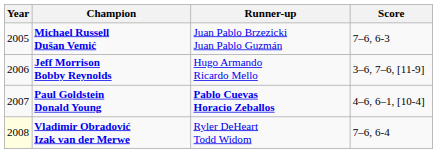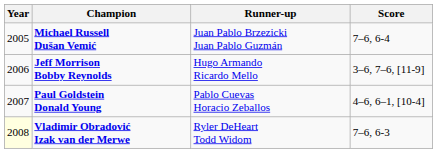(371, 38) 7–6, 6-3 -> (371, 38) 7–6, 6-4
(234, 101) bold -> (232, 101) normal
(371, 132) 7–6, 6-4 -> (371, 132) 7–6, 6-3
